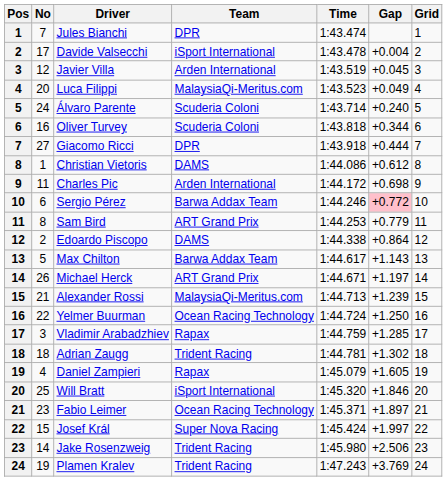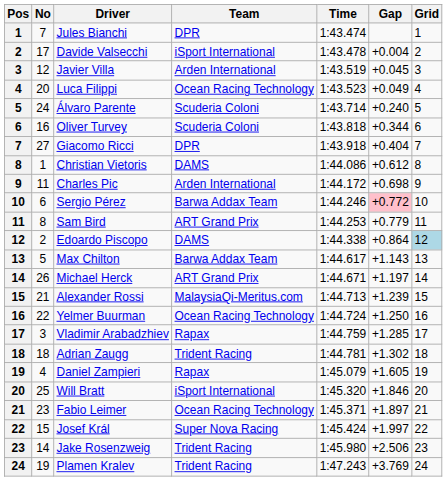(239, 89) MalaysiaQi-Meritus.com -> (244, 89) Ocean Racing Technology
(390, 146) +0.444 -> (390, 146) +0.404
(421, 240) no background -> (421, 240) lightblue background
